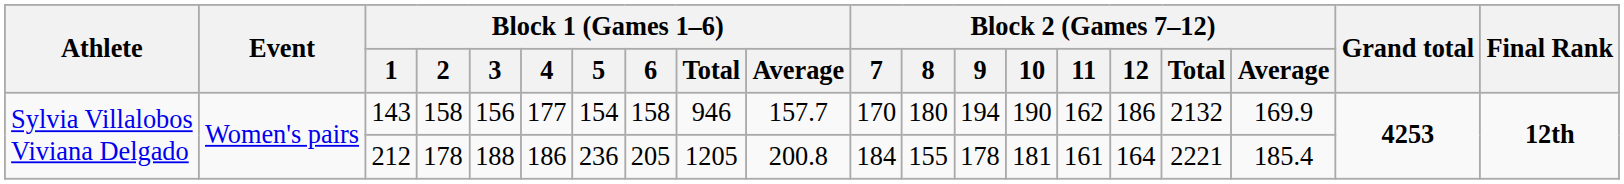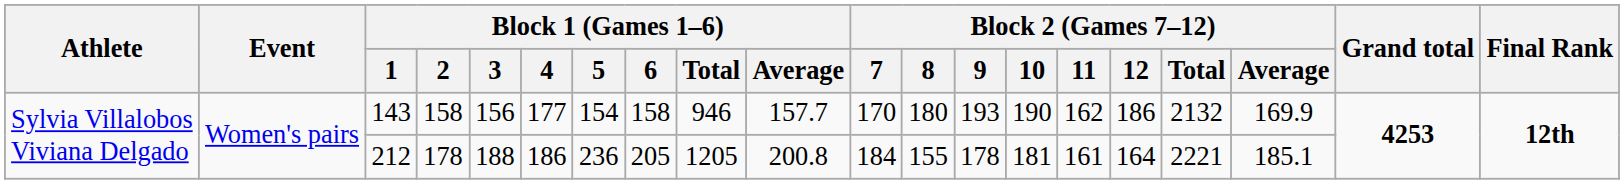(980, 113) 194 -> (980, 113) 193
(1284, 157) 185.4 -> (1284, 157) 185.1
